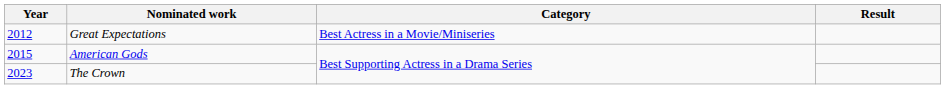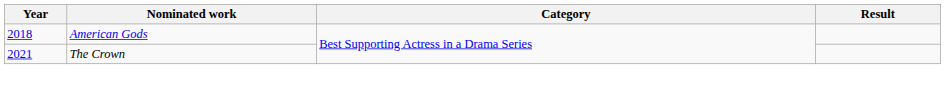- row: (118, 34)
(20, 53) 2015 -> (20, 34) 2018
(20, 73) 2023 -> (20, 53) 2021
